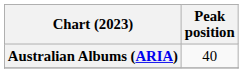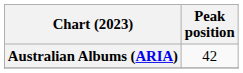(210, 56) 40 -> (210, 56) 42
